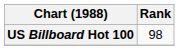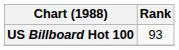(156, 34) 98 -> (156, 34) 93
